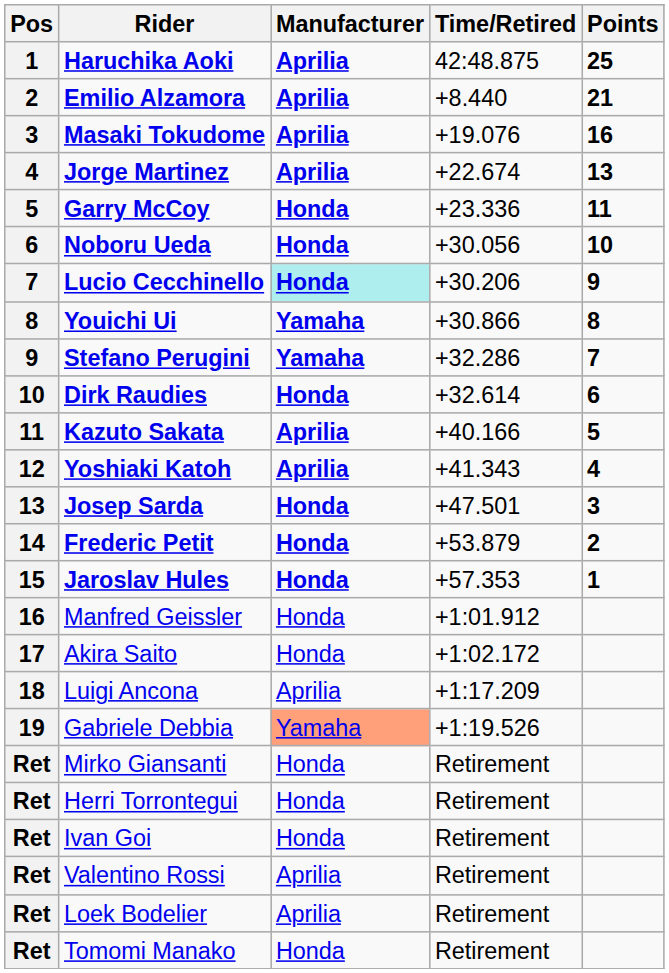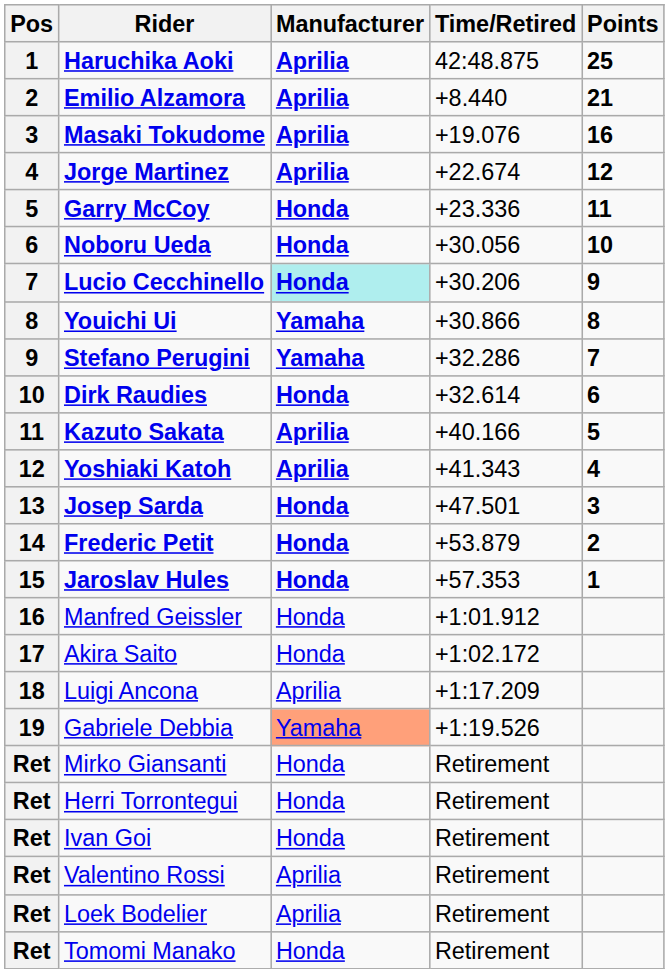(600, 172) 13 -> (600, 172) 12
